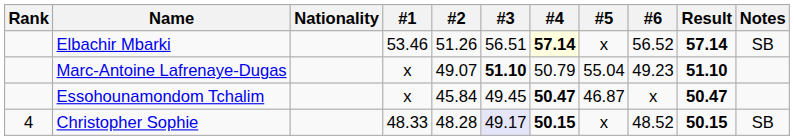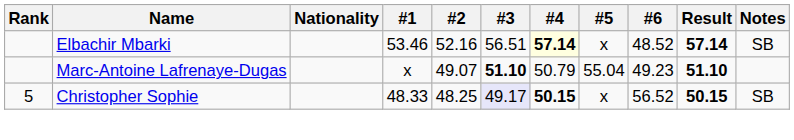(456, 44) 51.26 -> (456, 44) 52.16
(653, 44) 56.52 -> (653, 44) 48.52
- row: (160, 97)
(29, 123) 4 -> (29, 97) 5
(456, 123) 48.28 -> (456, 97) 48.25
(653, 123) 48.52 -> (653, 97) 56.52
